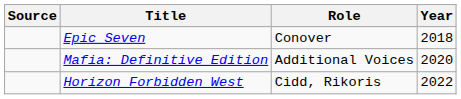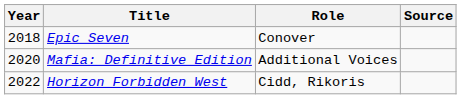columns swapped: (437, 16) <-> (32, 16)
